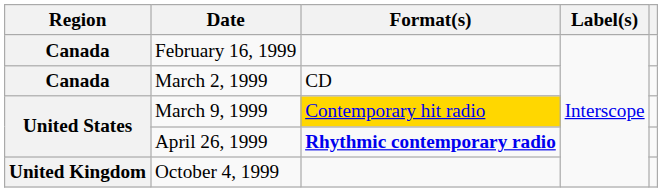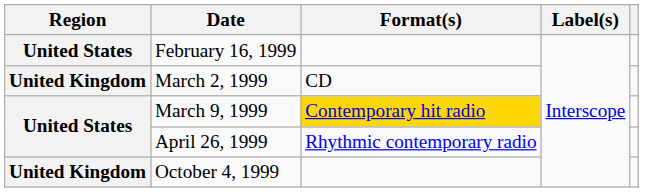(78, 50) Canada -> (78, 50) United States
(78, 80) Canada -> (78, 80) United Kingdom
(430, 141) bold -> (421, 141) normal
